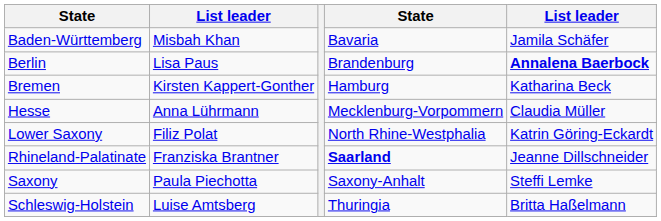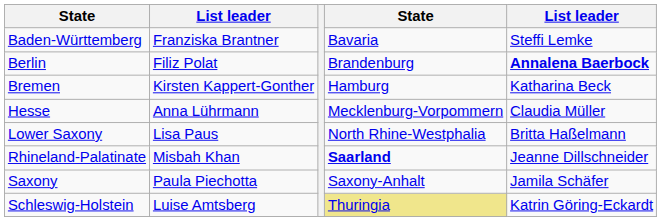(196, 39) Misbah Khan -> (216, 39) Franziska Brantner
(559, 39) Jamila Schäfer -> (551, 39) Steffi Lemke
(186, 63) Lisa Paus -> (185, 63) Filiz Polat
(185, 134) Filiz Polat -> (186, 134) Lisa Paus
(582, 134) Katrin Göring-Eckardt -> (568, 134) Britta Haßelmann
(216, 157) Franziska Brantner -> (196, 157) Misbah Khan
(551, 181) Steffi Lemke -> (559, 181) Jamila Schäfer
(359, 205) no background -> (359, 205) khaki background
(568, 205) Britta Haßelmann -> (582, 205) Katrin Göring-Eckardt
